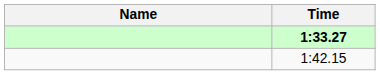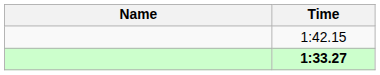rows swapped: (324, 37) <-> (324, 59)
